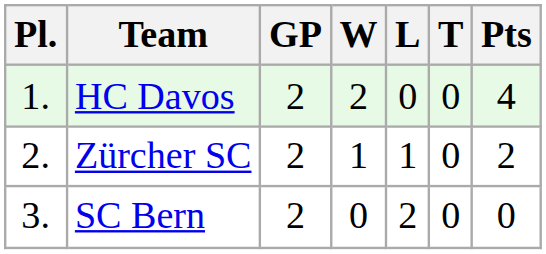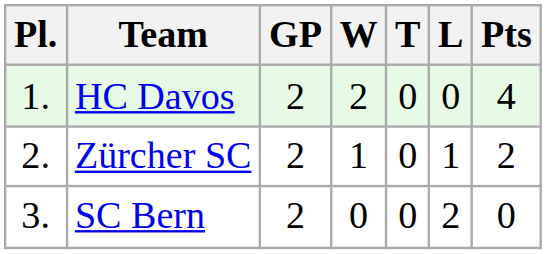columns swapped: (451, 34) <-> (408, 34)
